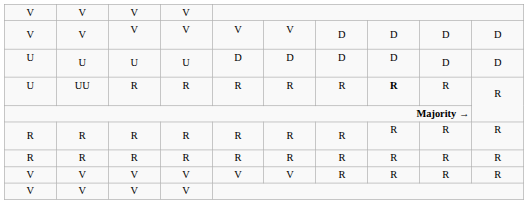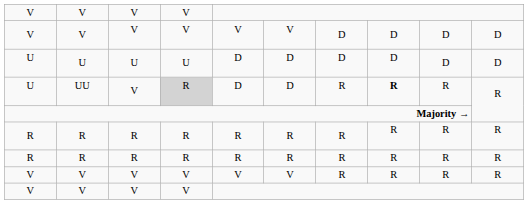(134, 85) R -> (134, 91) V
(186, 85) no background -> (186, 85) lightgrey background
(238, 85) R -> (238, 85) D
(290, 85) R -> (290, 85) D
